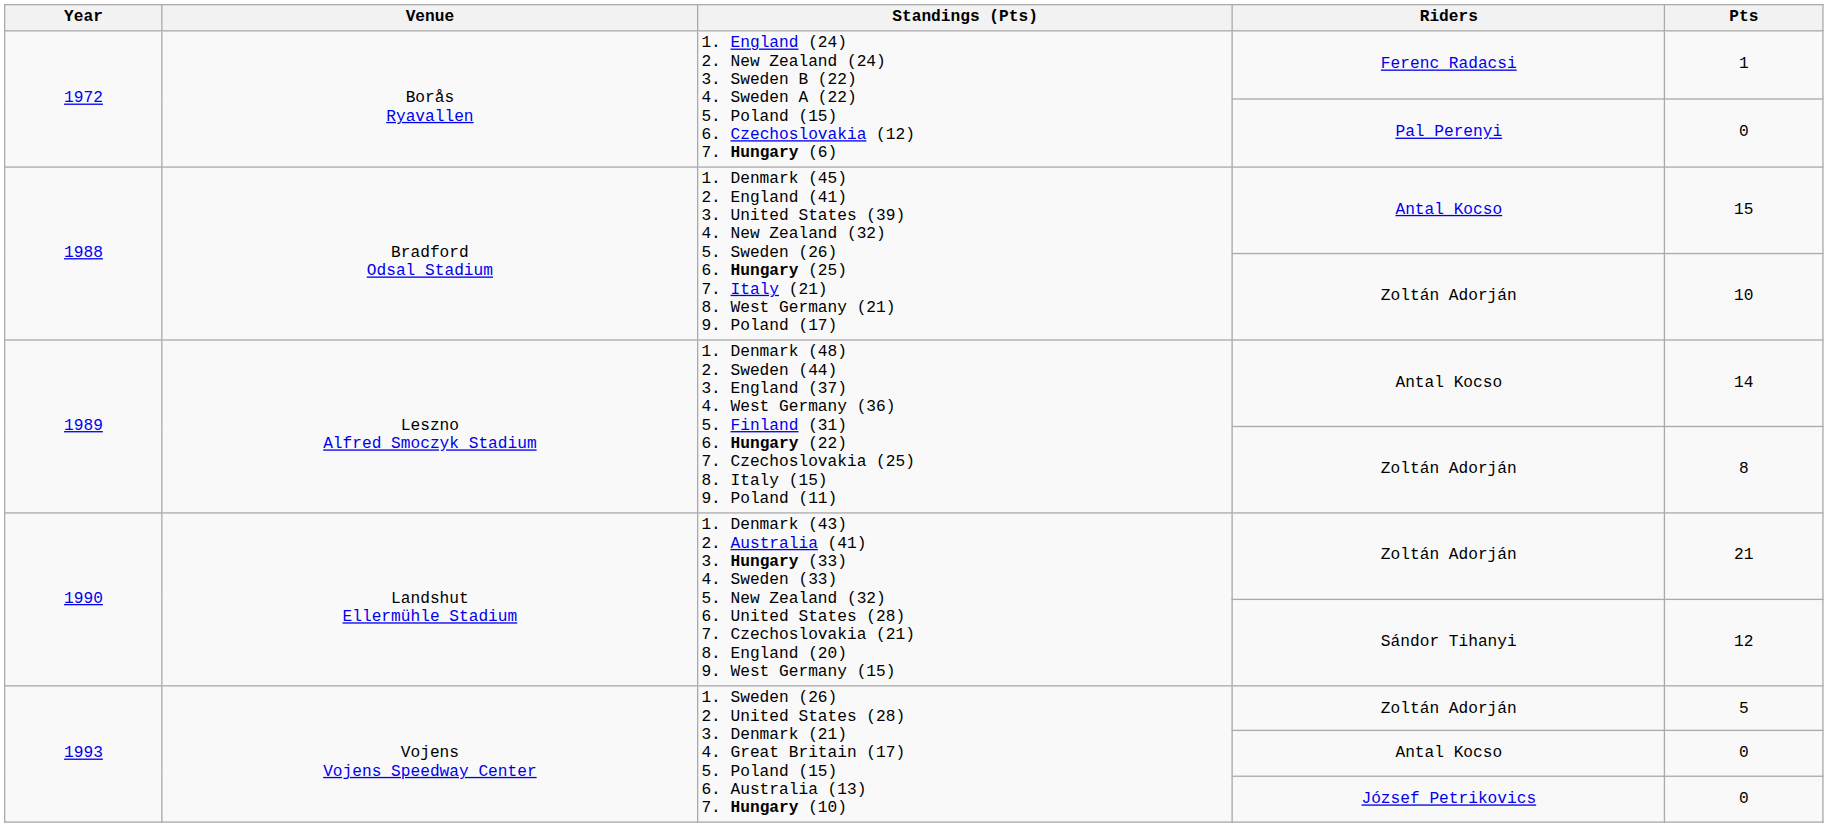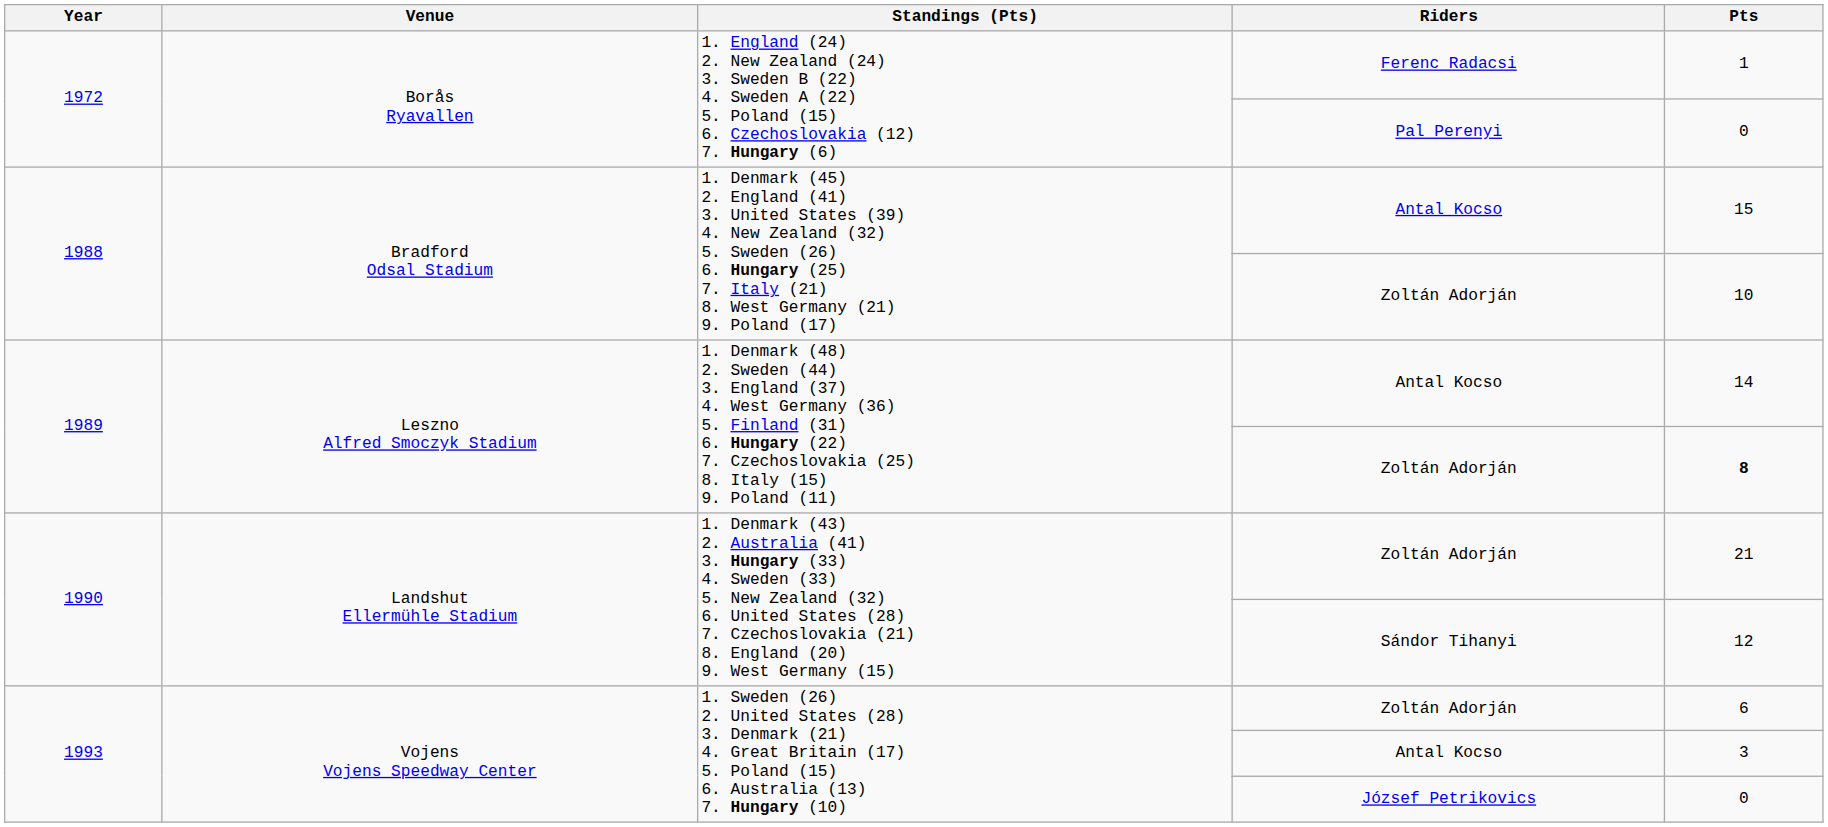(1744, 470) normal -> (1744, 470) bold
(1744, 708) 5 -> (1744, 708) 6
(1744, 754) 0 -> (1744, 754) 3
